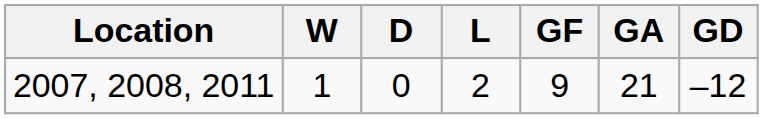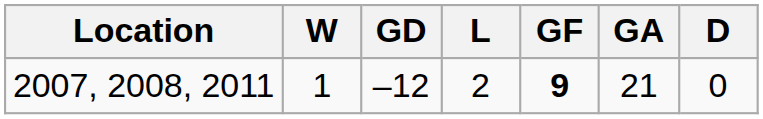columns swapped: (401, 31) <-> (718, 31)
(560, 85) normal -> (560, 85) bold
